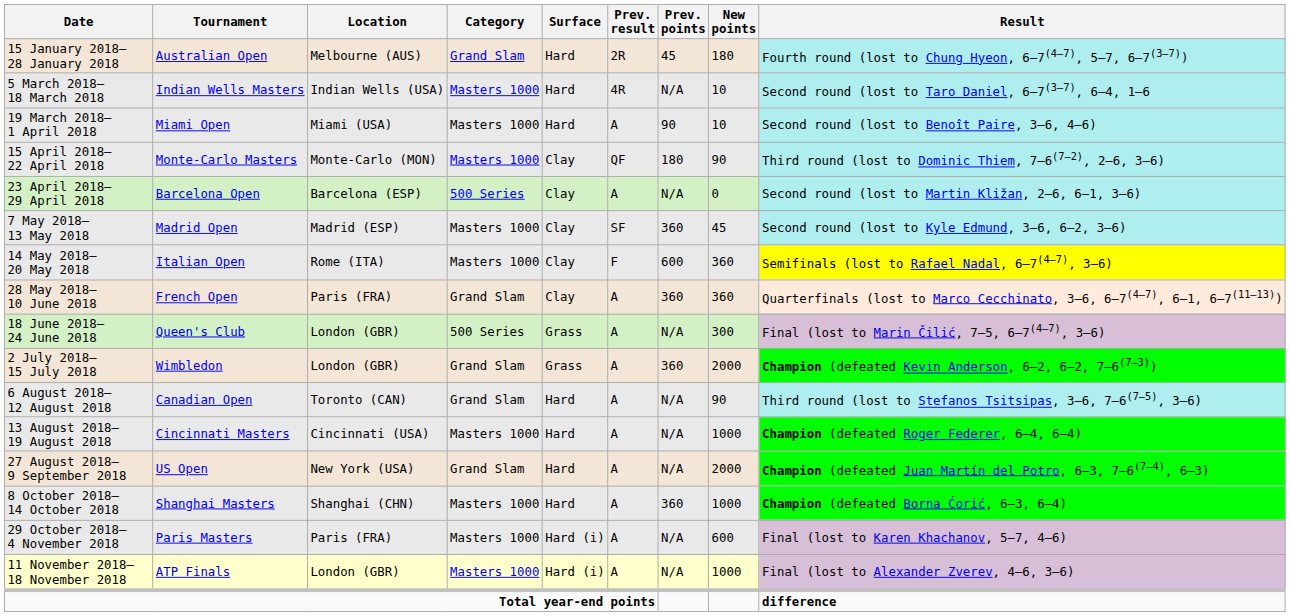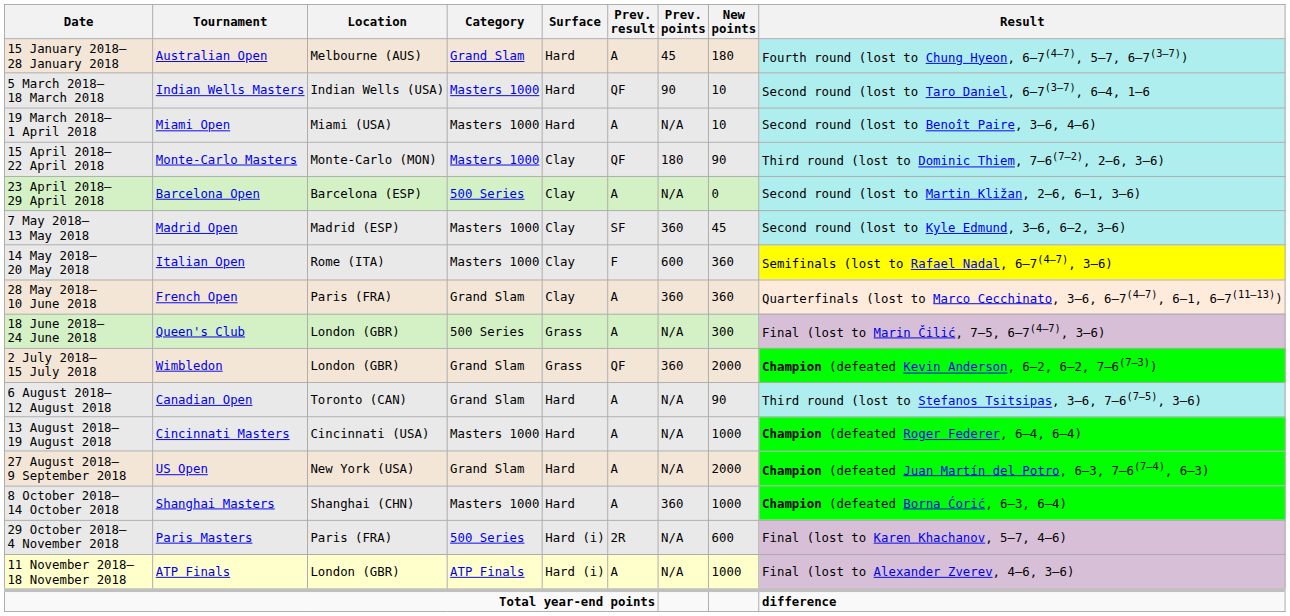(618, 56) 2R -> (614, 56) A
(618, 90) 4R -> (618, 90) QF
(672, 90) N/A -> (669, 90) 90
(669, 125) 90 -> (672, 125) N/A
(614, 365) A -> (618, 365) QF
(495, 537) Masters 1000 -> (487, 537) 500 Series
(614, 537) A -> (618, 537) 2R
(495, 572) Masters 1000 -> (487, 572) ATP Finals
